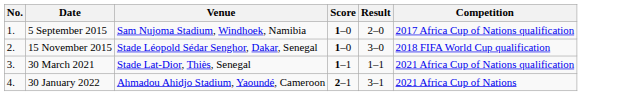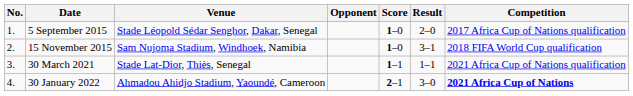+ column: (353, 13)
(211, 30) Sam Nujoma Stadium, Windhoek, Namibia -> (217, 30) Stade Léopold Sédar Senghor, Dakar, Senegal
(217, 47) Stade Léopold Sédar Senghor, Dakar, Senegal -> (211, 47) Sam Nujoma Stadium, Windhoek, Namibia
(376, 47) 3–0 -> (427, 47) 3–1
(376, 82) 3–1 -> (427, 82) 3–0
(456, 82) normal -> (510, 82) bold
